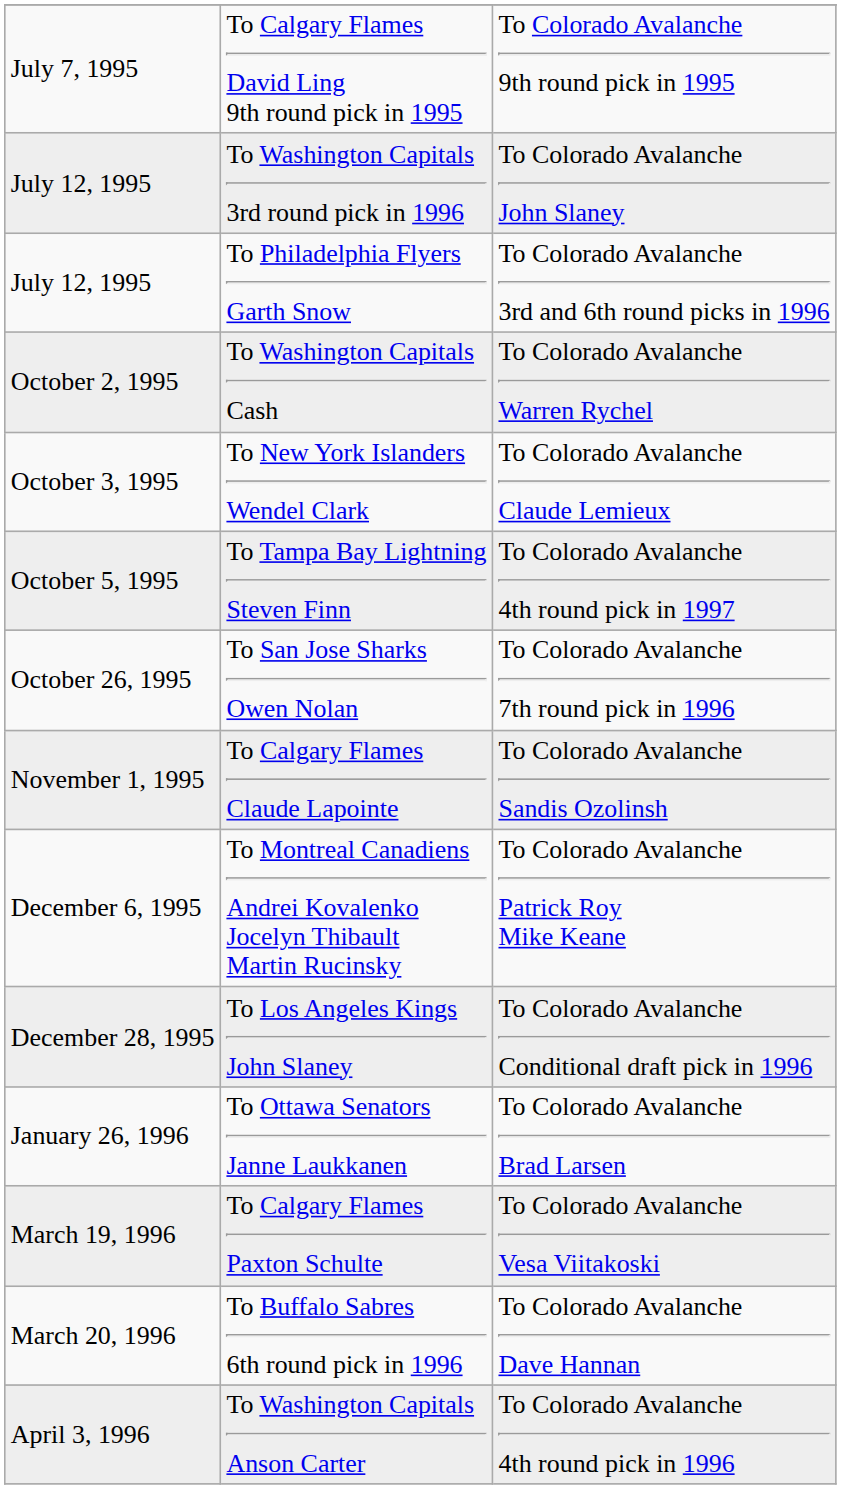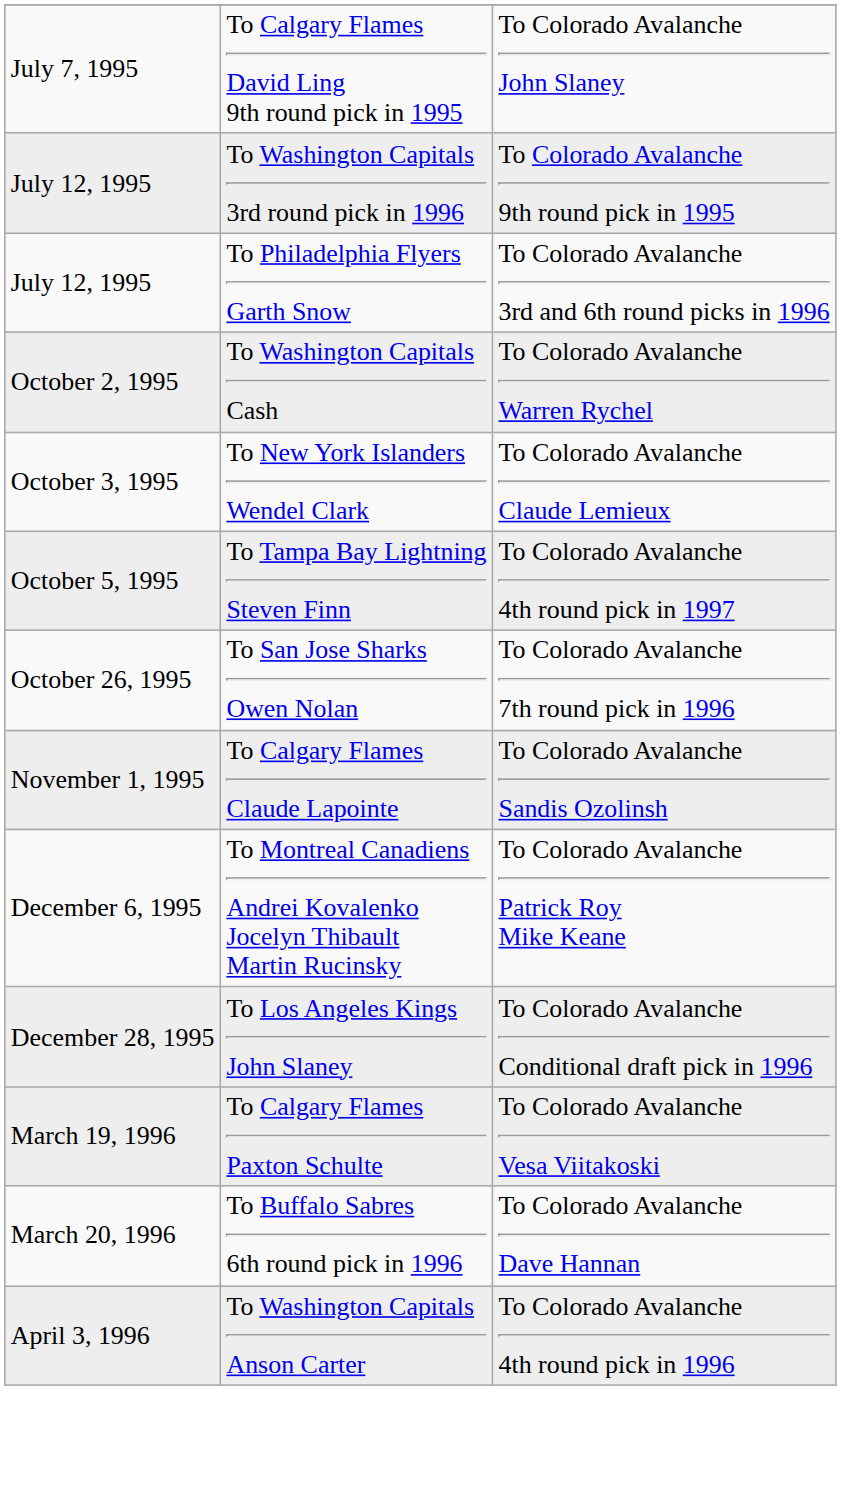(664, 54) To Colorado Avalanche 9th round pick in 1995 -> (664, 54) To Colorado Avalanche John Slaney
(664, 182) To Colorado Avalanche John Slaney -> (664, 182) To Colorado Avalanche 9th round pick in 1995
- row: (356, 1135)
